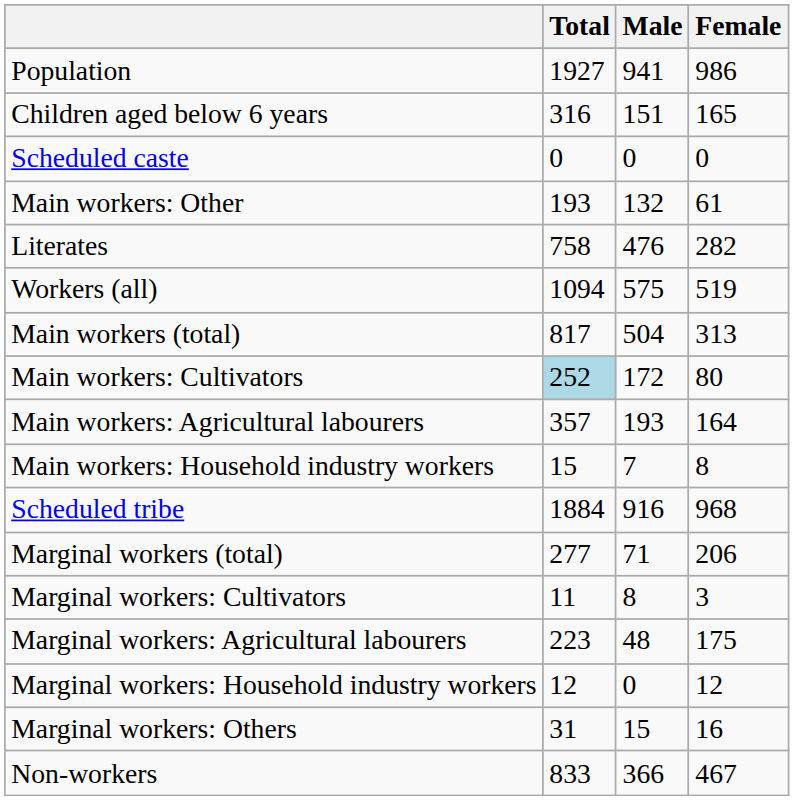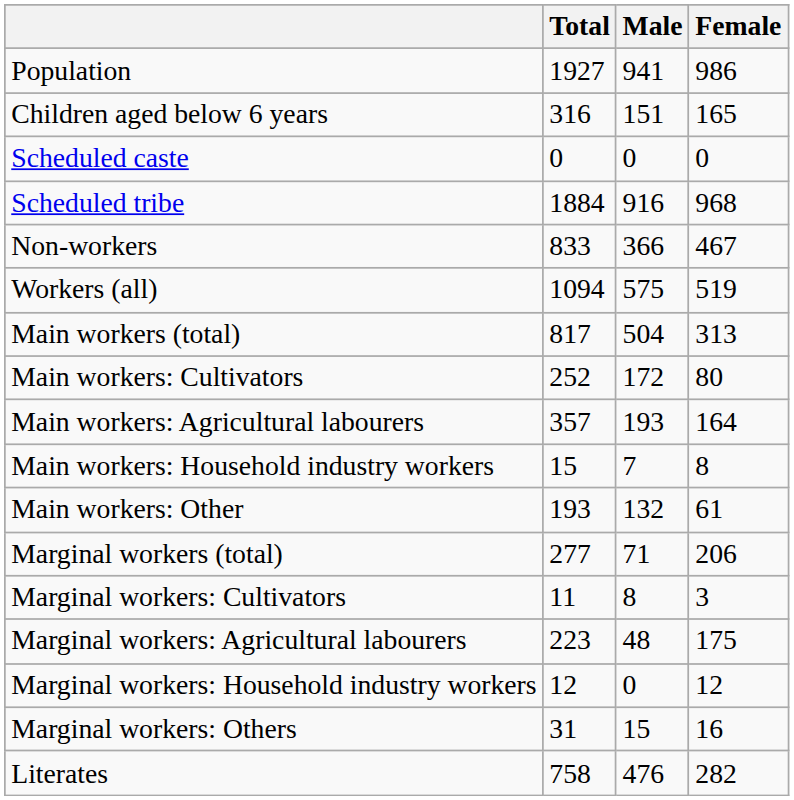rows swapped: (98, 509) <-> (127, 202)
rows swapped: (60, 245) <-> (84, 772)
(570, 377) lightblue background -> (570, 377) no background
